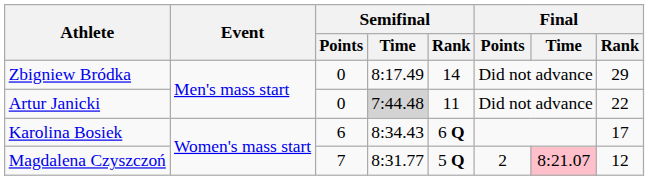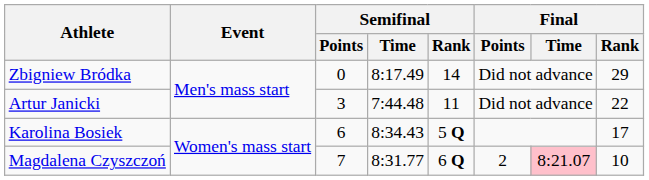(341, 103) 0 -> (341, 103) 3
(398, 103) lightgrey background -> (398, 103) no background
(451, 132) 6 Q -> (451, 132) 5 Q
(451, 161) 5 Q -> (451, 161) 6 Q
(620, 161) 12 -> (620, 161) 10
